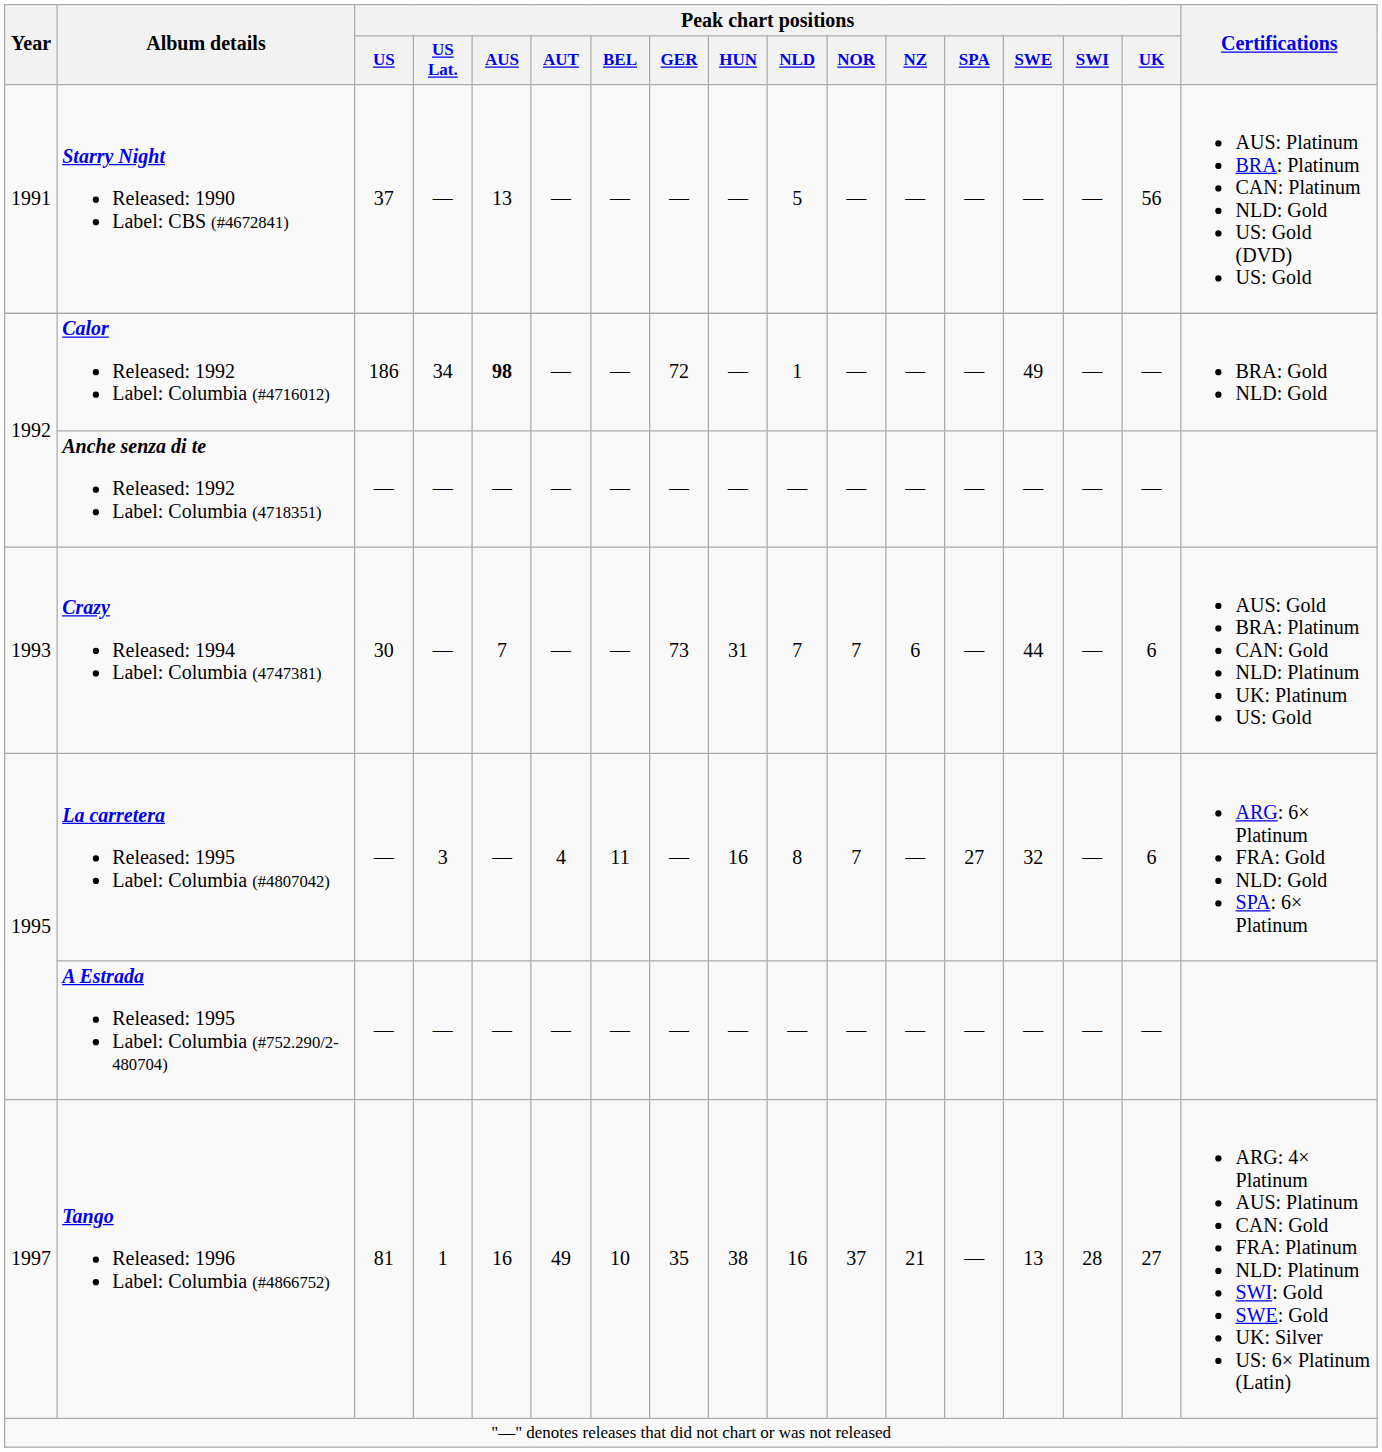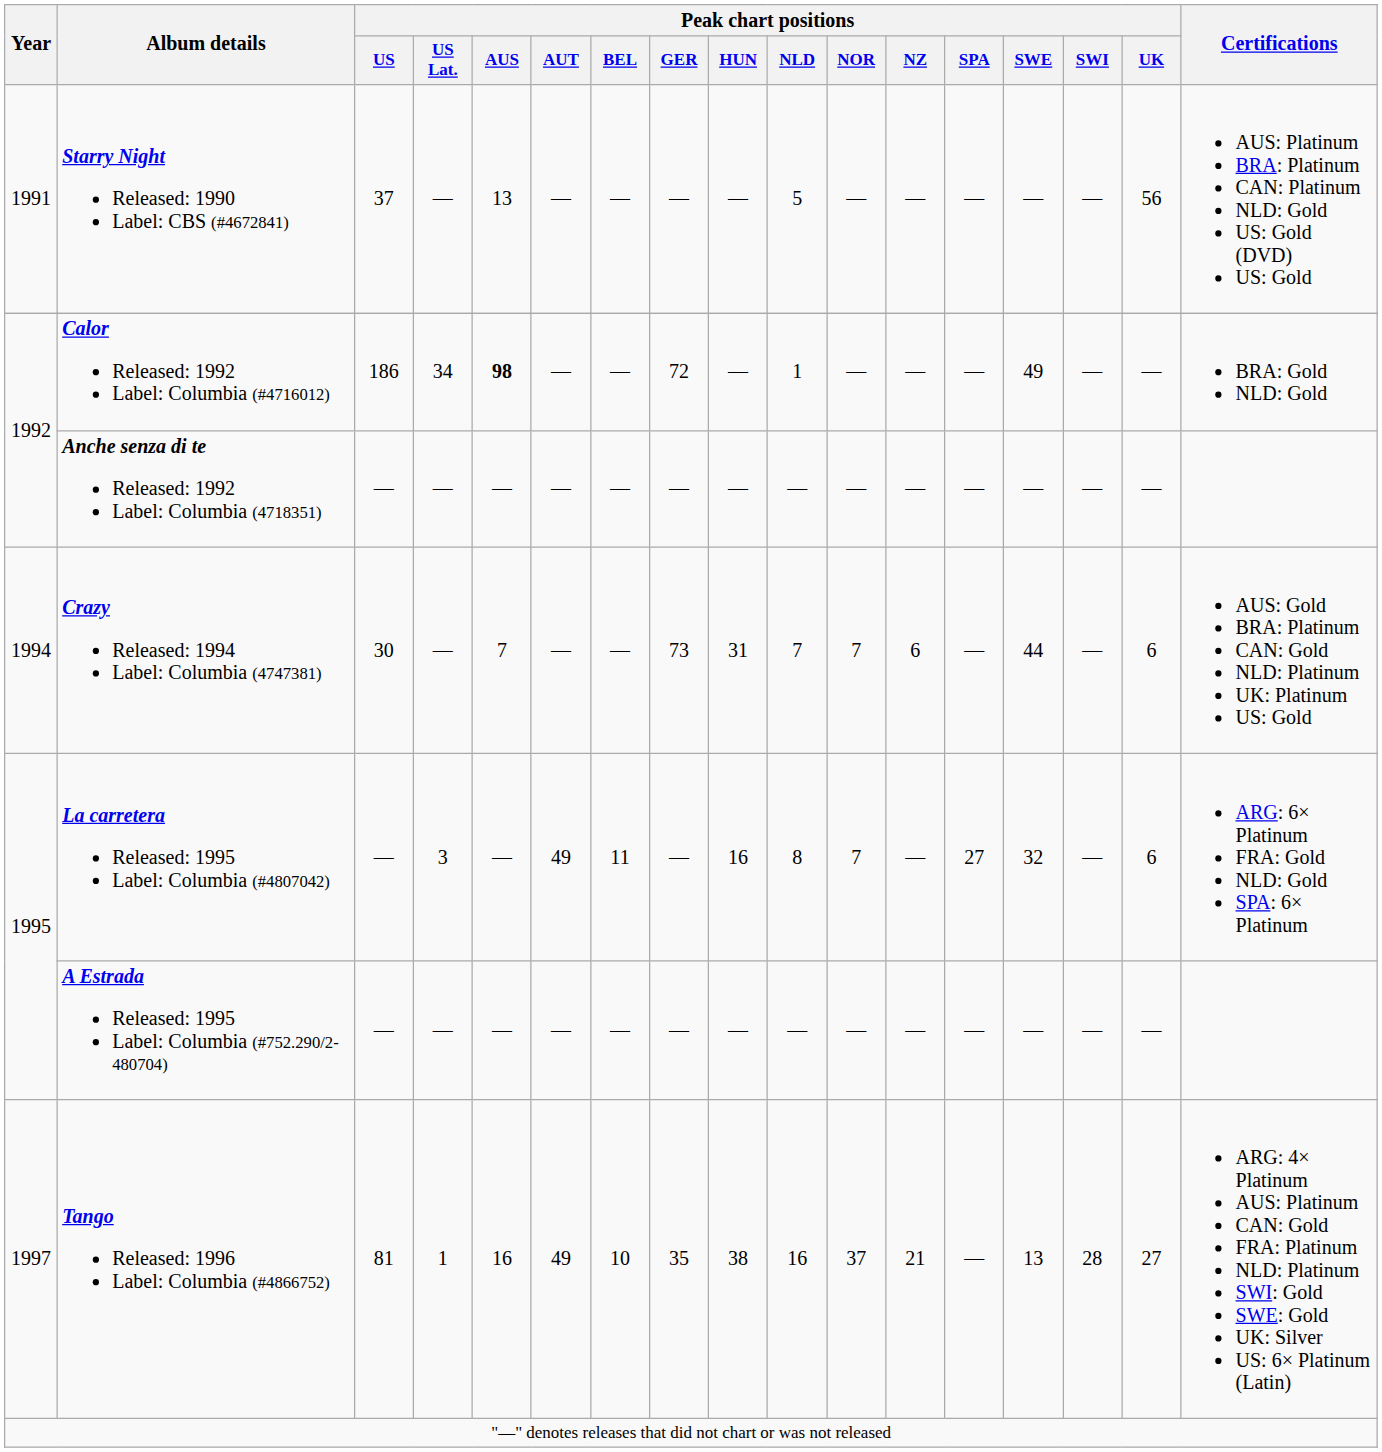(31, 650) 1993 -> (31, 650) 1994
(561, 856) 4 -> (561, 856) 49
